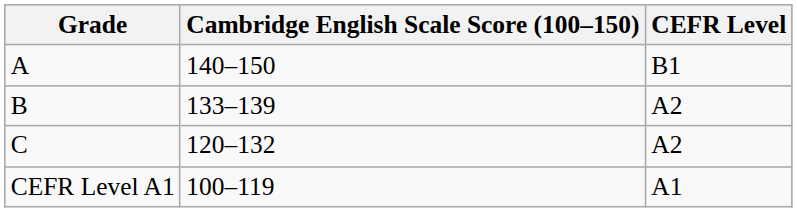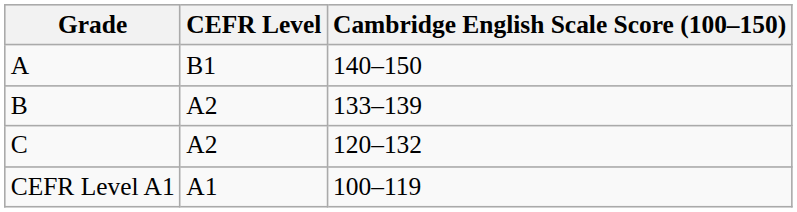columns swapped: (413, 24) <-> (719, 24)
